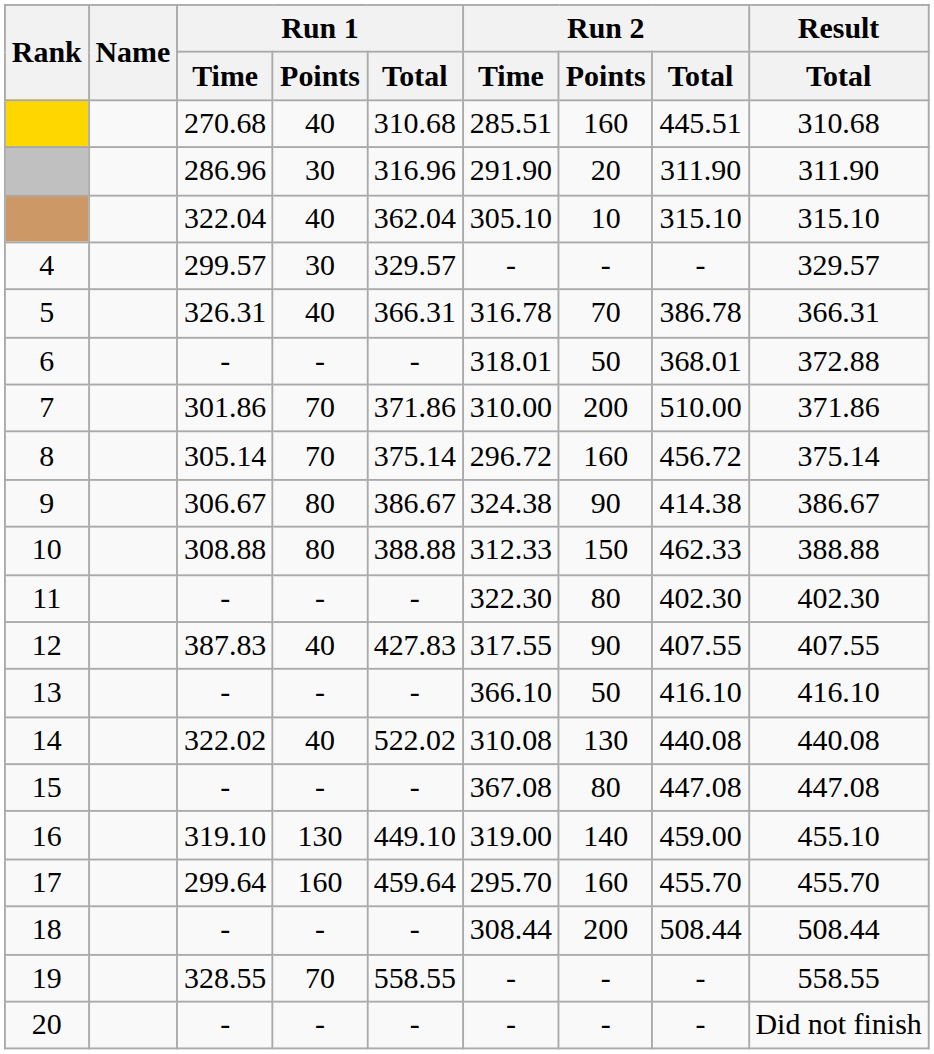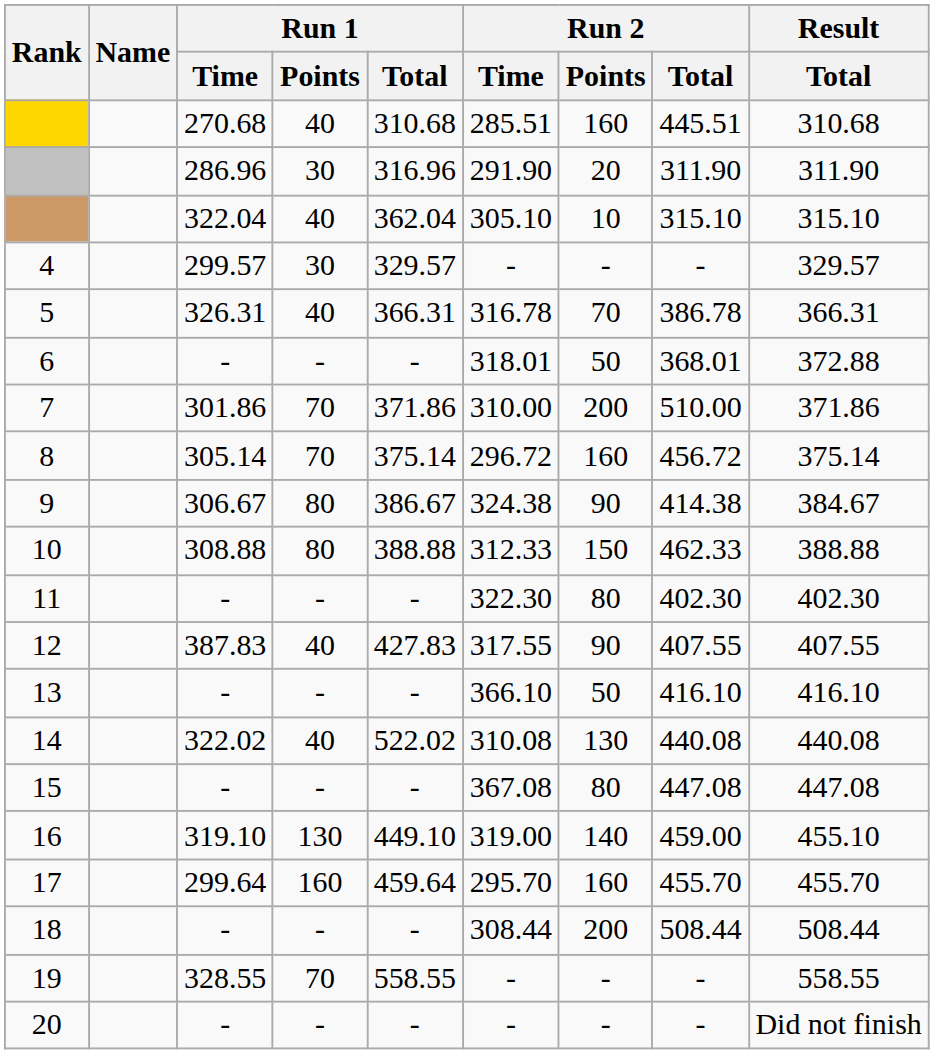(839, 502) 386.67 -> (839, 502) 384.67
